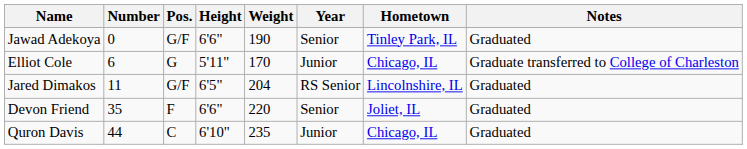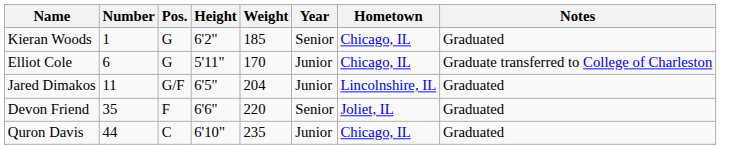- row: (54, 39)
+ row: (50, 39)
(330, 86) RS Senior -> (314, 86) Junior
